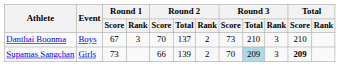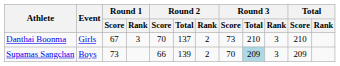(88, 40) Boys -> (87, 40) Girls
(87, 54) Girls -> (88, 54) Boys
(300, 54) bold -> (300, 54) normal
